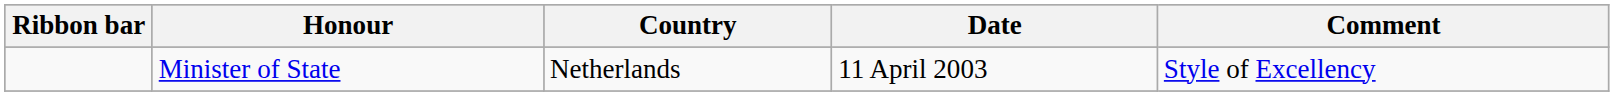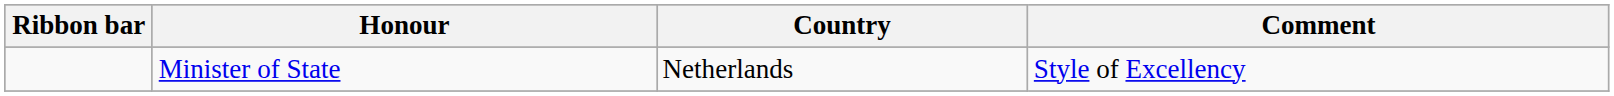- column: (995, 25)
